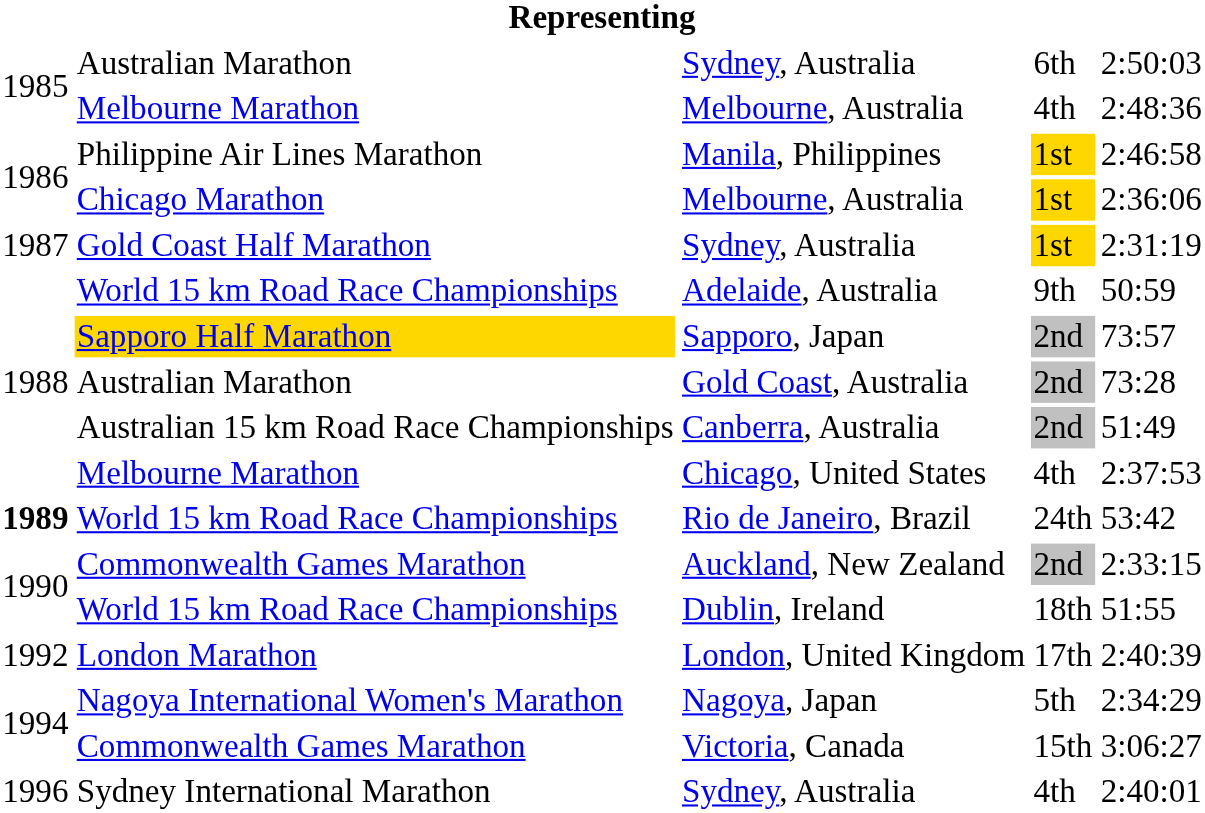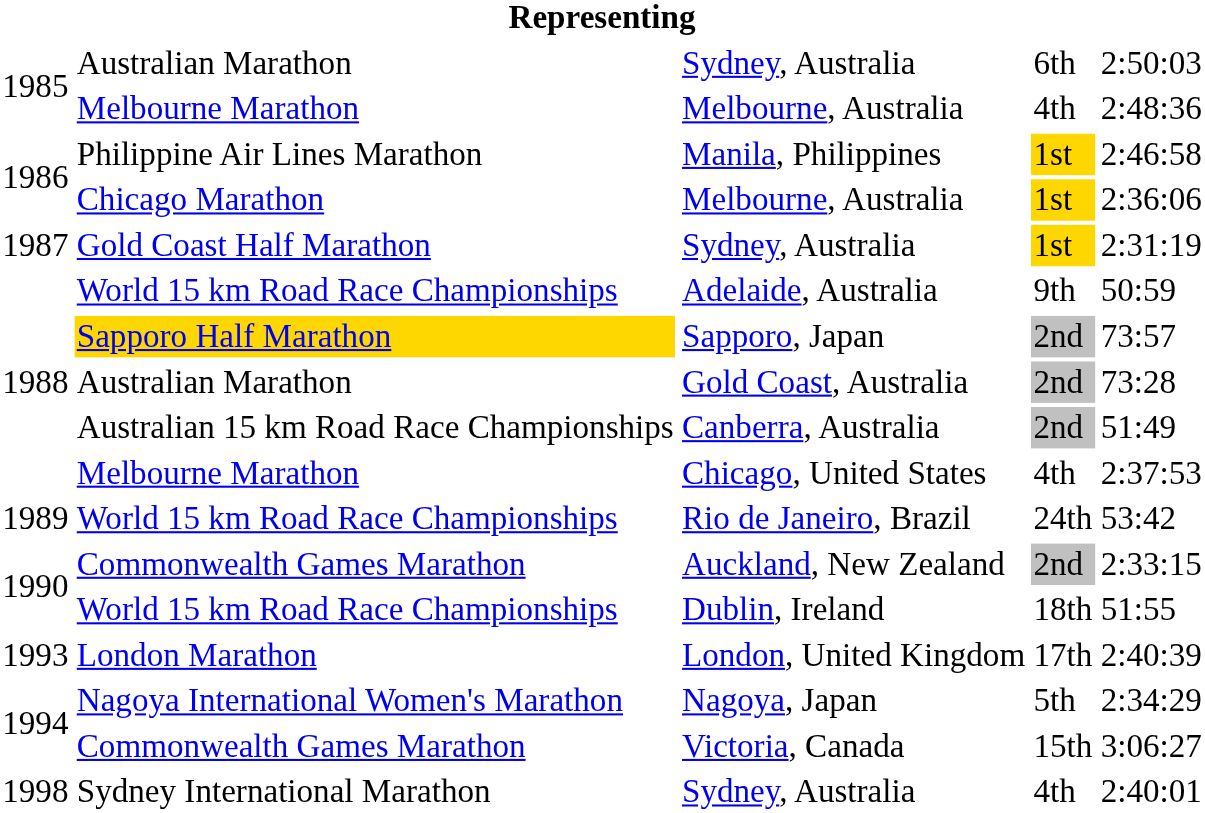(35, 518) bold -> (35, 518) normal
(35, 654) 1992 -> (35, 654) 1993
(35, 791) 1996 -> (35, 791) 1998
